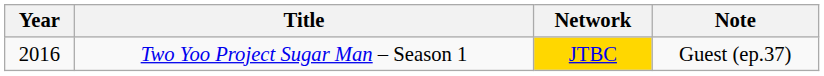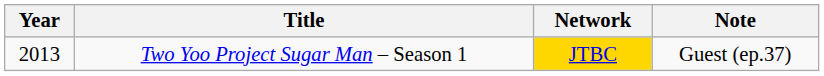(39, 53) 2016 -> (39, 53) 2013
